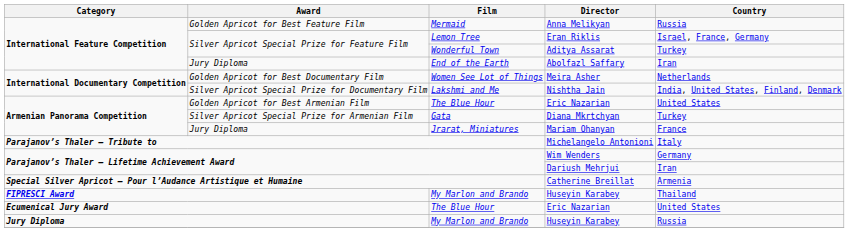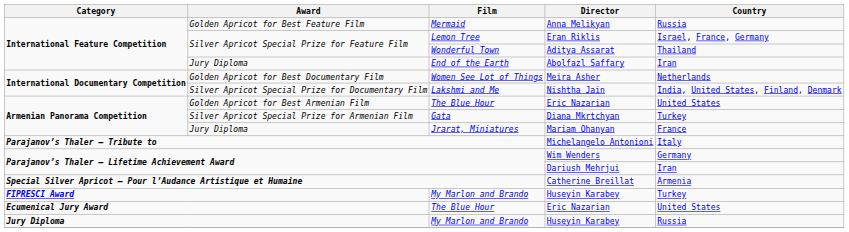(672, 50) Turkey -> (677, 50) Thailand
(677, 195) Thailand -> (672, 195) Turkey
